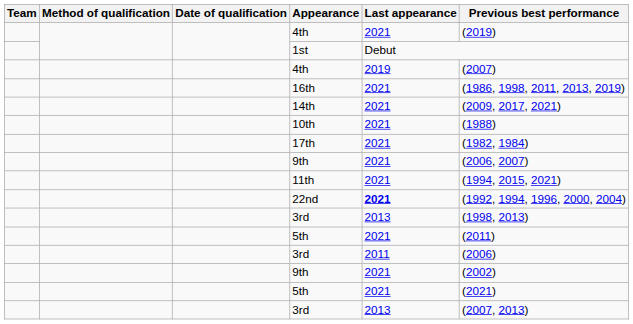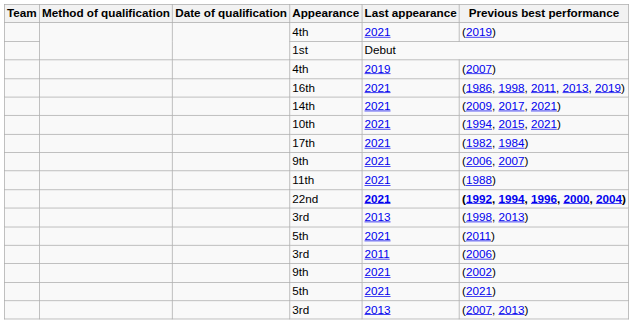(479, 124) (1988) -> (511, 124) (1994, 2015, 2021)
(511, 180) (1994, 2015, 2021) -> (479, 180) (1988)
(544, 198) normal -> (544, 198) bold
